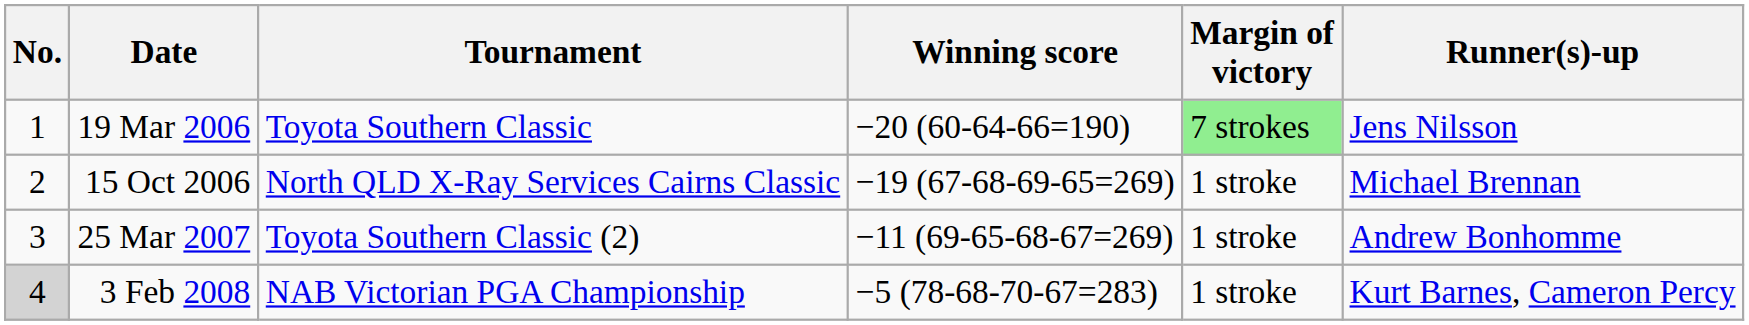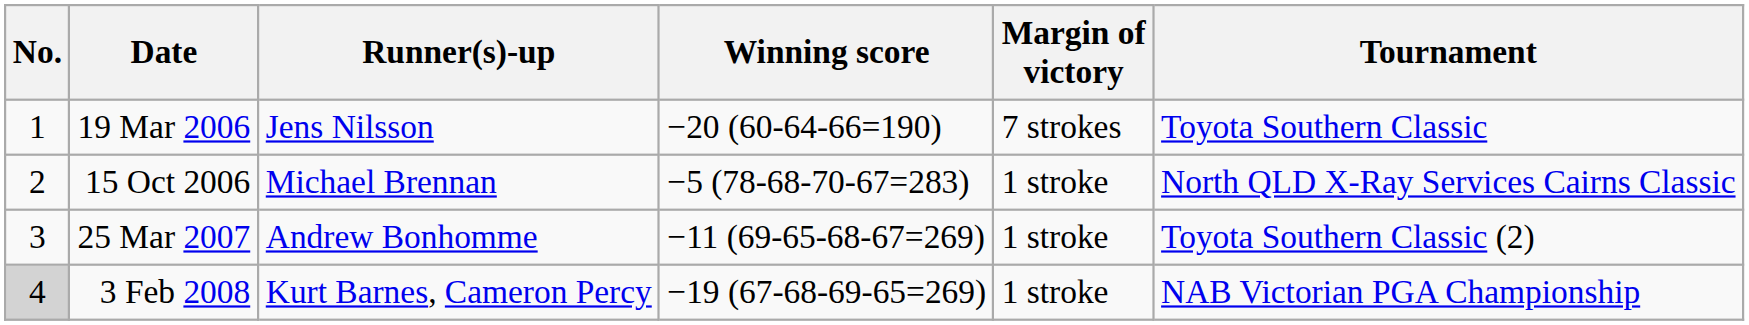columns swapped: (553, 52) <-> (1543, 52)
(1250, 126) lightgreen background -> (1062, 126) no background
(1015, 182) −19 (67-68-69-65=269) -> (818, 182) −5 (78-68-70-67=283)
(1007, 292) −5 (78-68-70-67=283) -> (827, 292) −19 (67-68-69-65=269)
